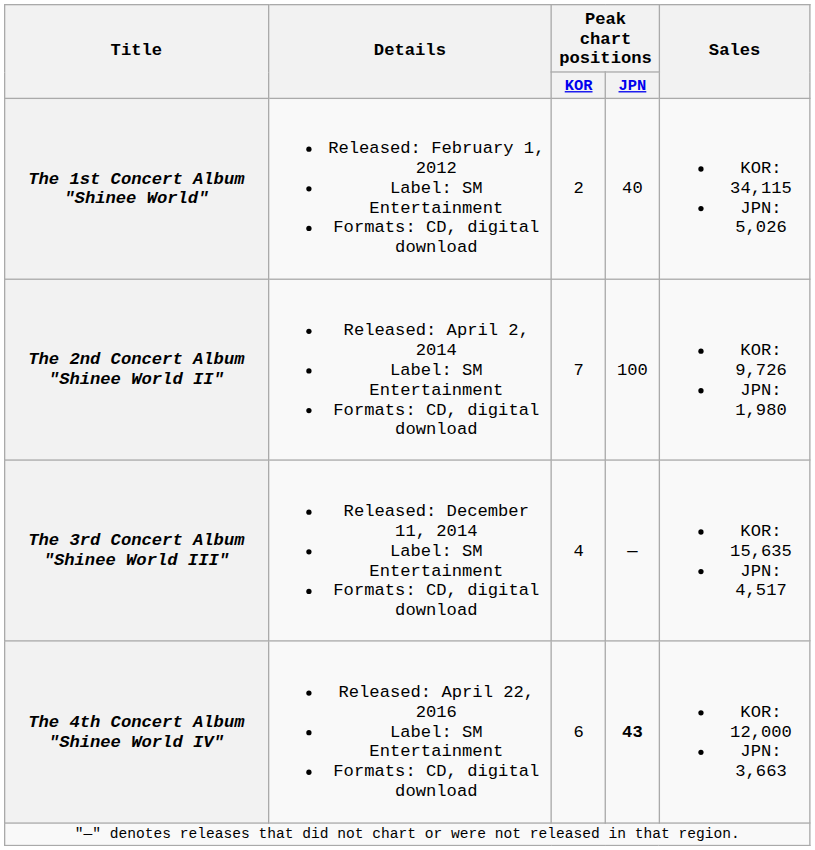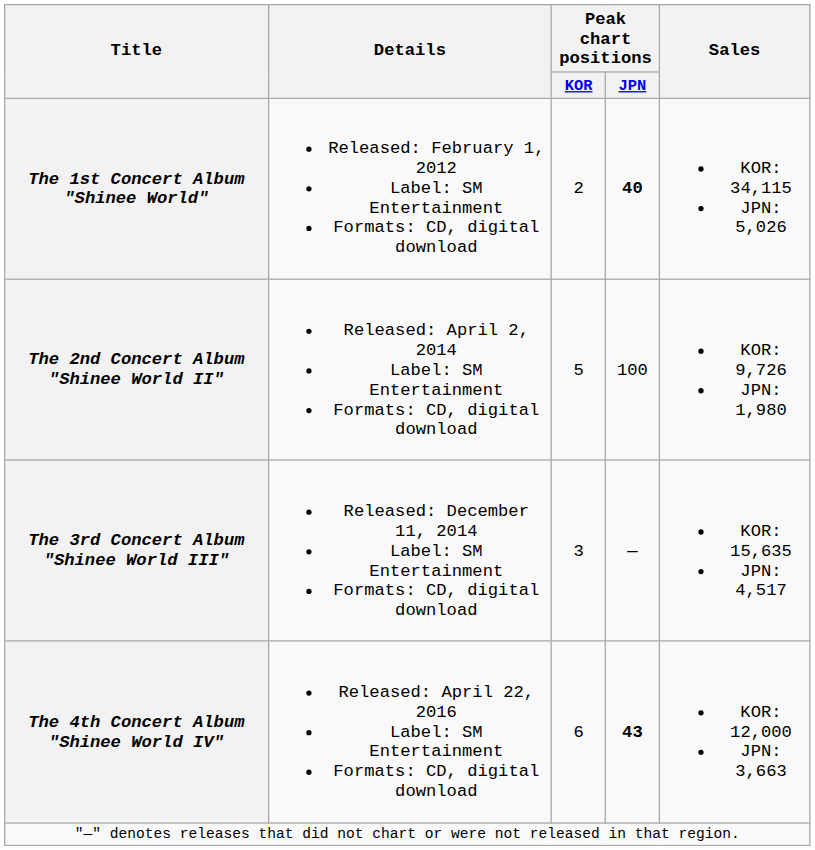(632, 189) normal -> (632, 189) bold
(579, 370) 7 -> (579, 370) 5
(579, 551) 4 -> (579, 551) 3
